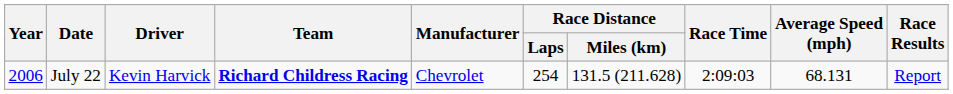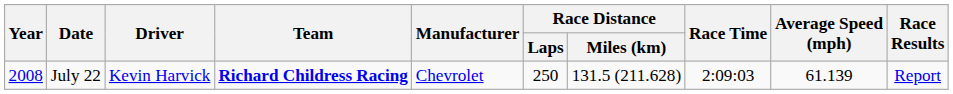(26, 75) 2006 -> (26, 75) 2008
(546, 75) 254 -> (546, 75) 250
(829, 75) 68.131 -> (829, 75) 61.139
